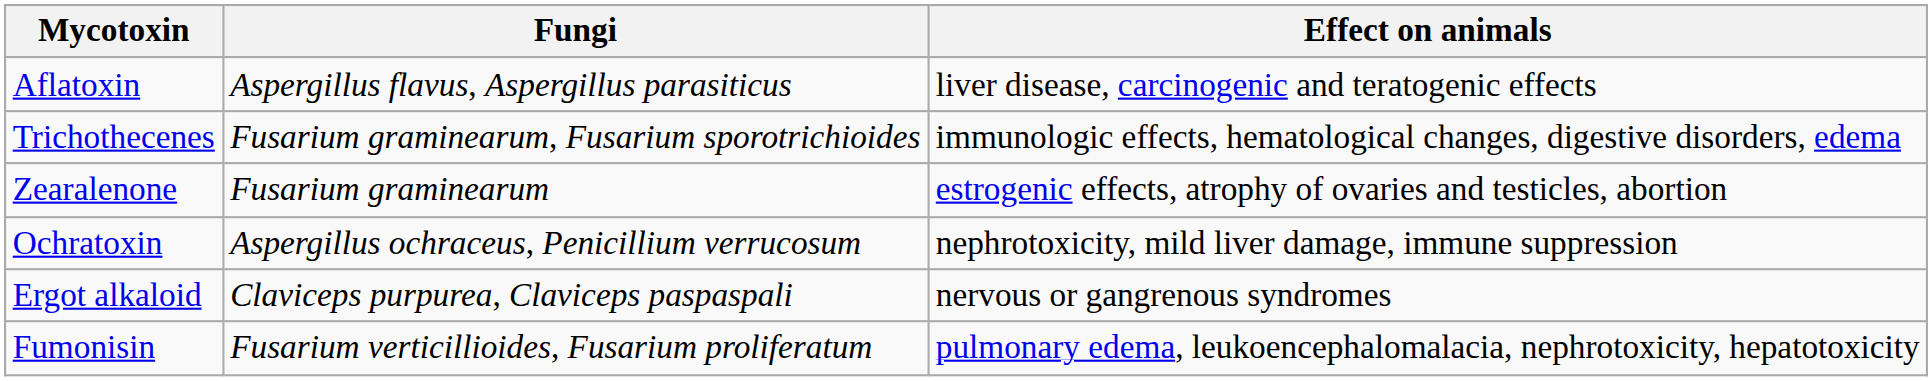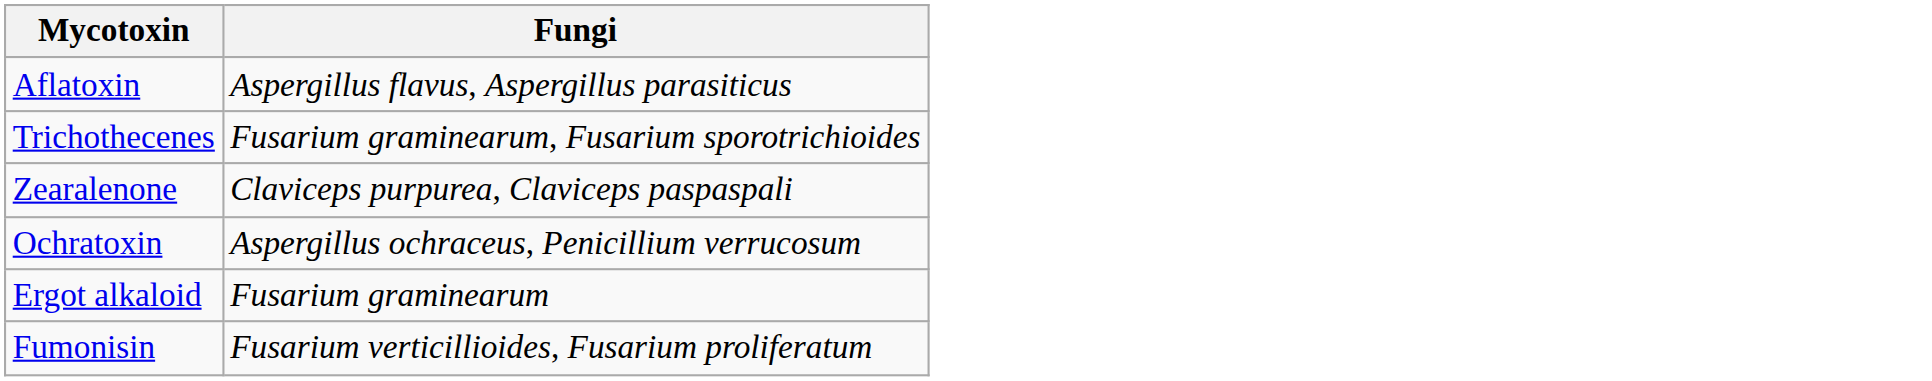- column: (1428, 30)
(390, 189) Fusarium graminearum -> (511, 189) Claviceps purpurea, Claviceps paspaspali
(511, 294) Claviceps purpurea, Claviceps paspaspali -> (390, 294) Fusarium graminearum
